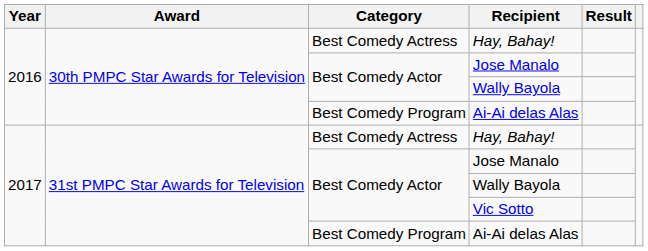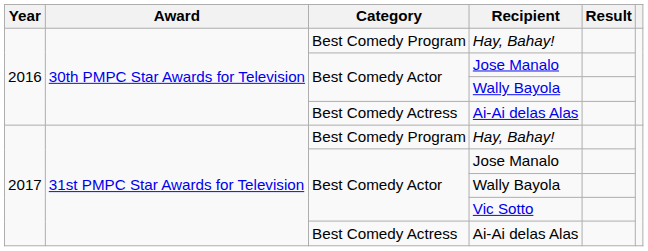(385, 40) Best Comedy Actress -> (389, 40) Best Comedy Program
(389, 112) Best Comedy Program -> (385, 112) Best Comedy Actress
(385, 137) Best Comedy Actress -> (389, 137) Best Comedy Program
(389, 233) Best Comedy Program -> (385, 233) Best Comedy Actress
